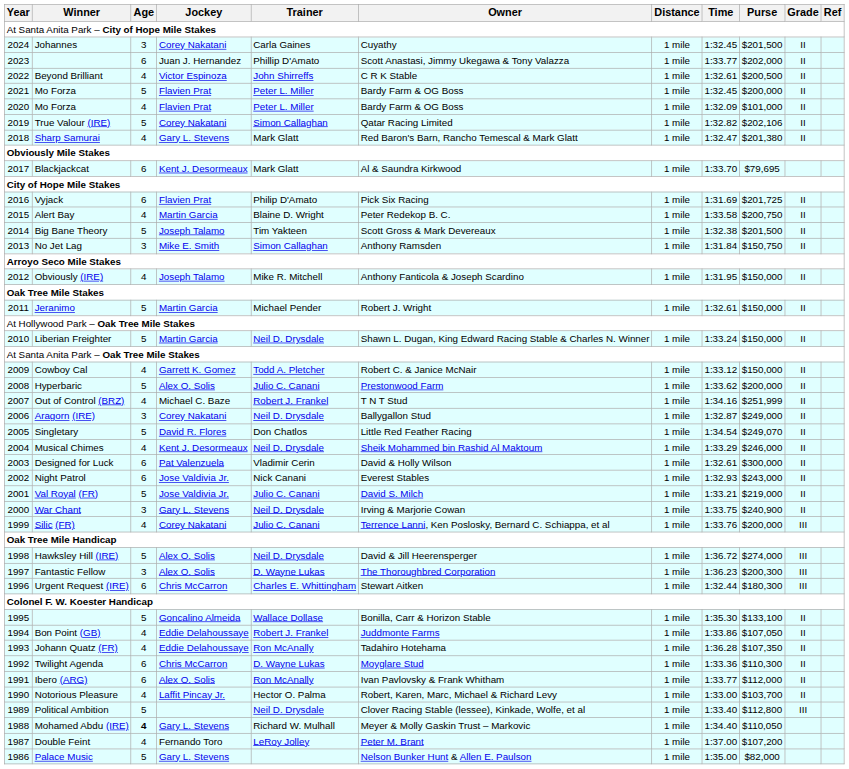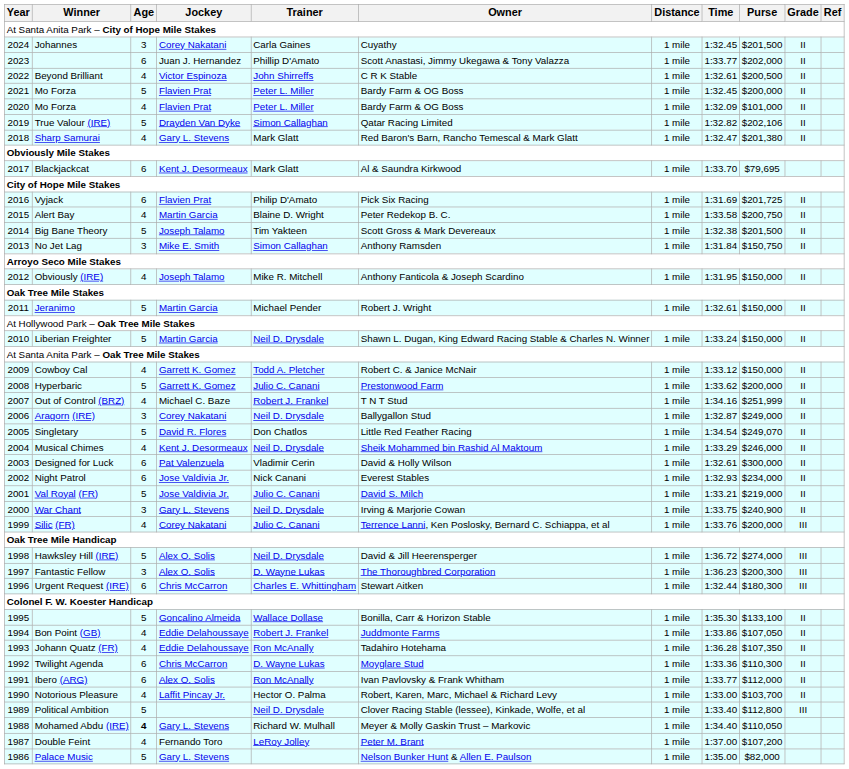(193, 122) Corey Nakatani -> (200, 122) Drayden Van Dyke
(187, 385) Alex O. Solis -> (197, 385) Garrett K. Gomez
(762, 478) $243,000 -> (762, 478) $234,000
